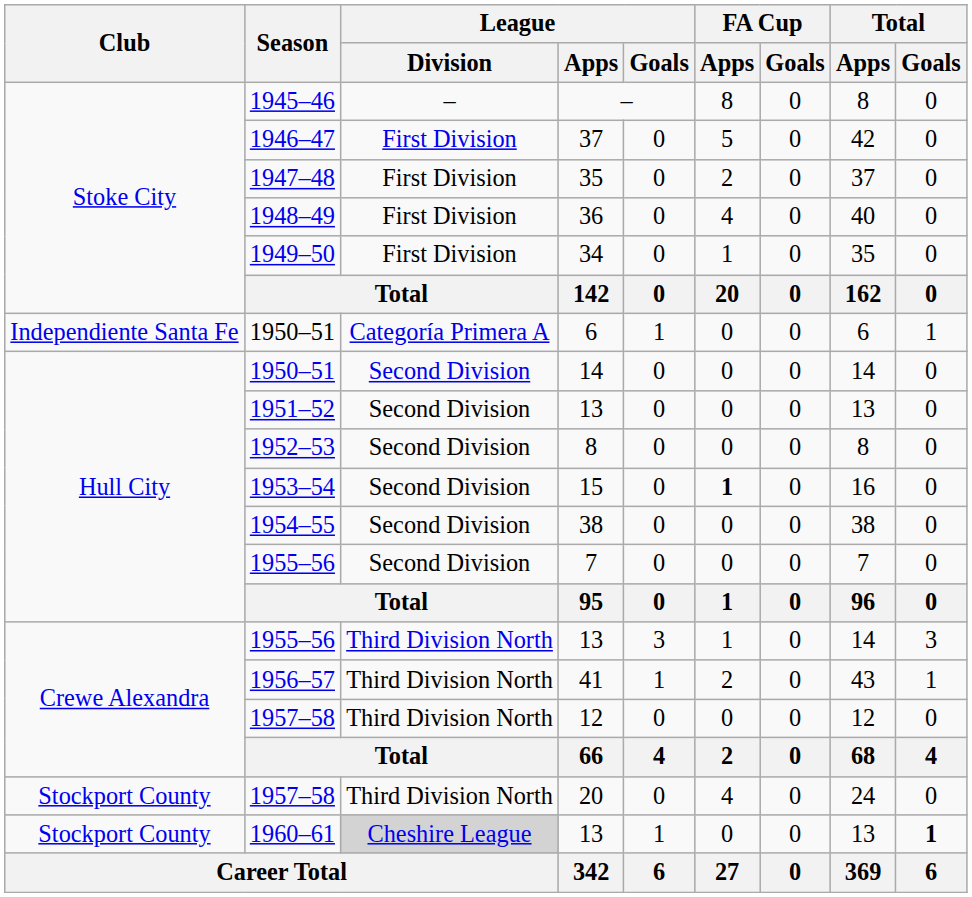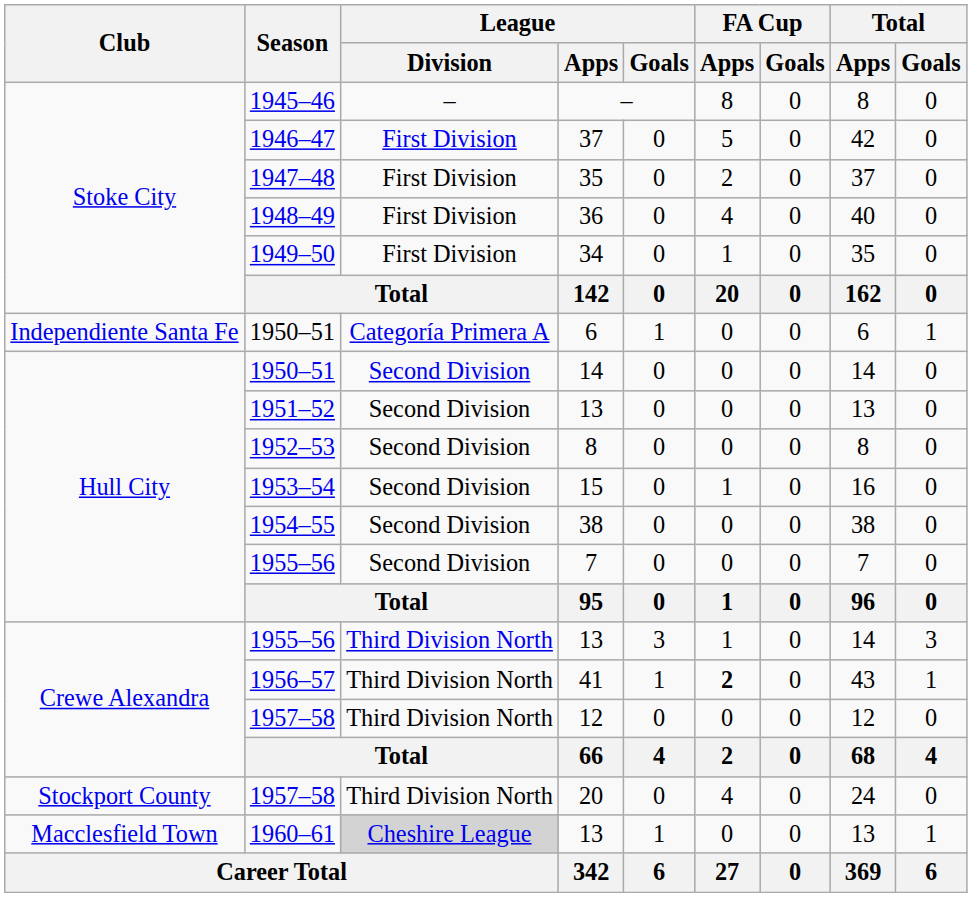(727, 486) bold -> (727, 486) normal
(727, 679) normal -> (727, 679) bold
(124, 833) Stockport County -> (124, 833) Macclesfield Town
(931, 833) bold -> (931, 833) normal
